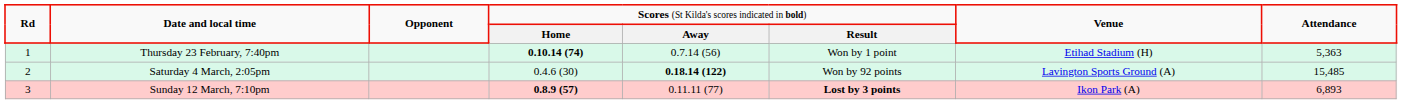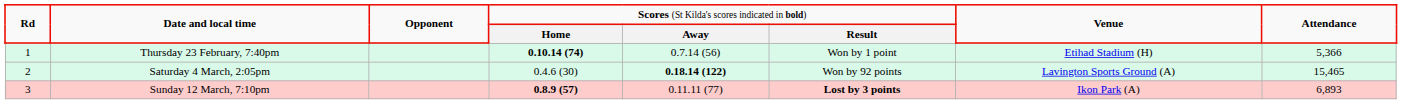(1329, 53) 5,363 -> (1329, 53) 5,366
(1329, 71) 15,485 -> (1329, 71) 15,465
